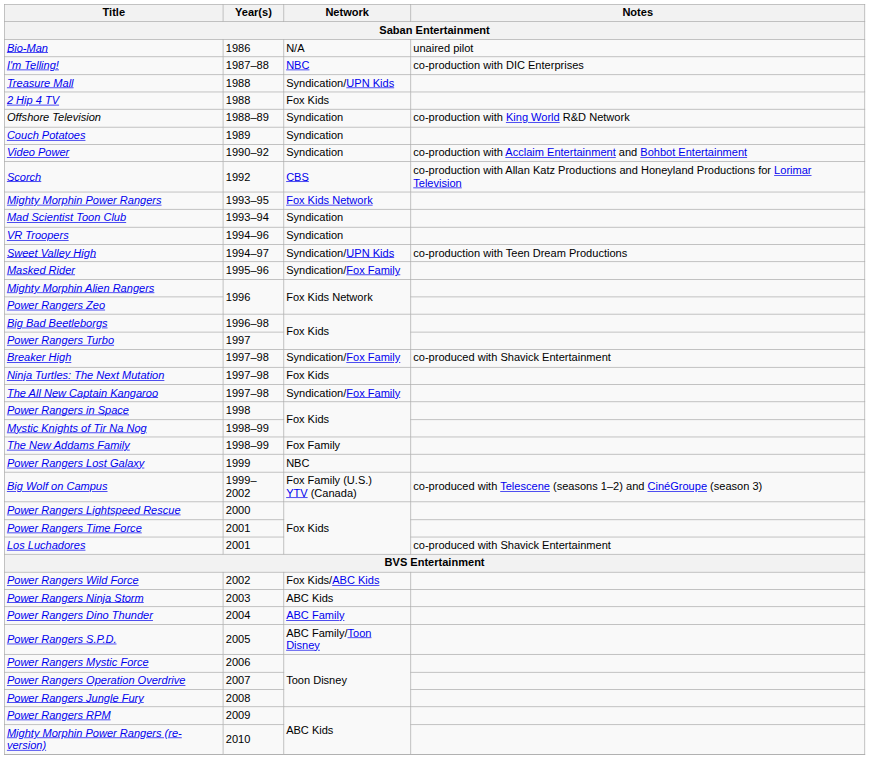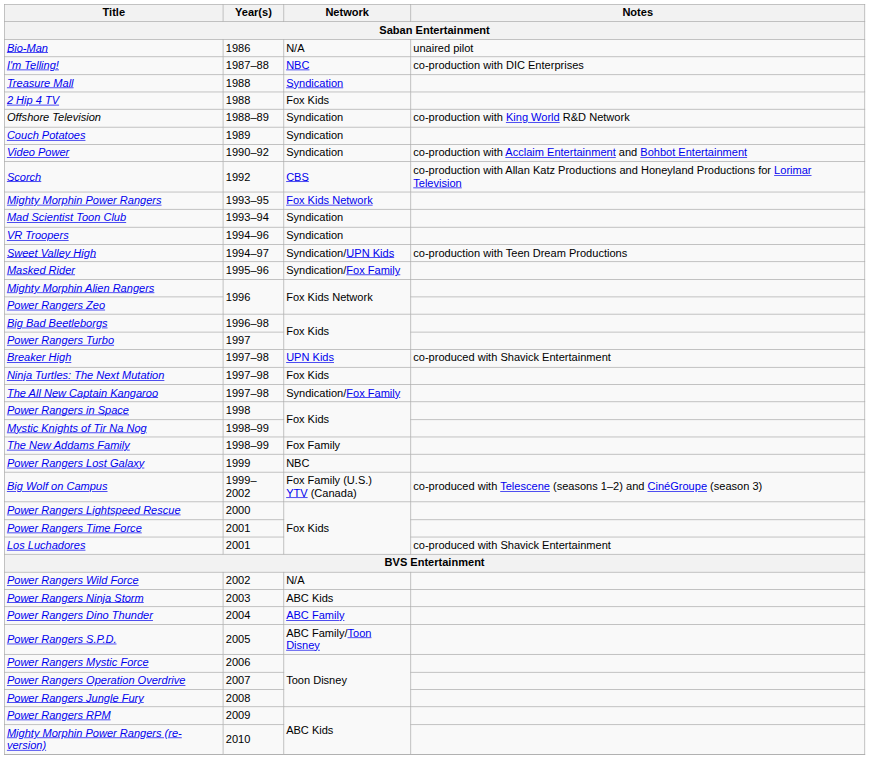(340, 83) Syndication/UPN Kids -> (315, 83) Syndication
(343, 358) Syndication/Fox Family -> (310, 358) UPN Kids
(333, 580) Fox Kids/ABC Kids -> (295, 580) N/A
